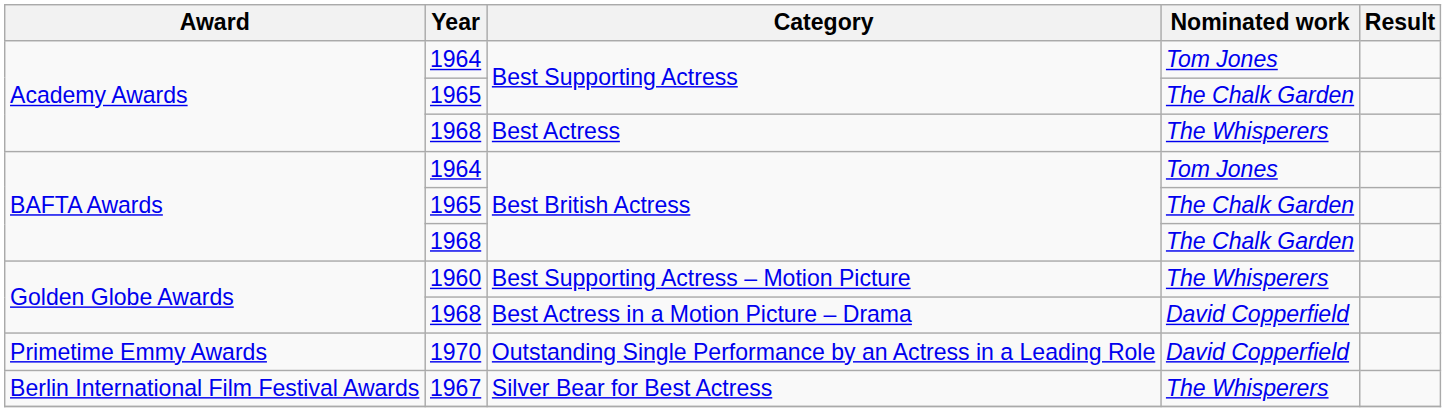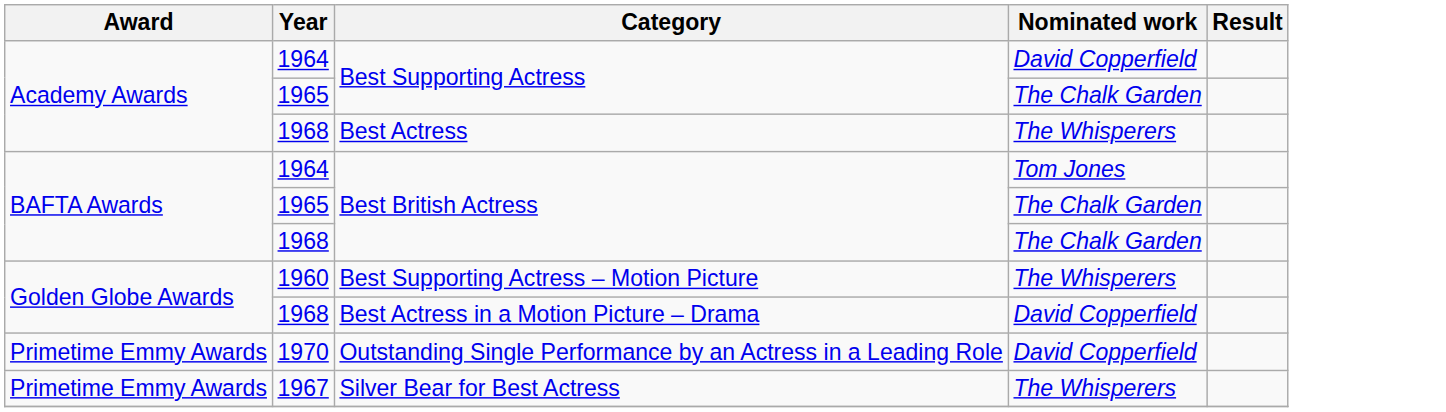(1222, 59) Tom Jones -> (1105, 59) David Copperfield
(215, 388) Berlin International Film Festival Awards -> (138, 388) Primetime Emmy Awards
